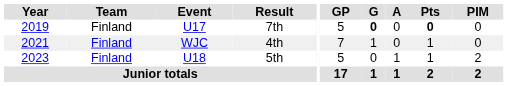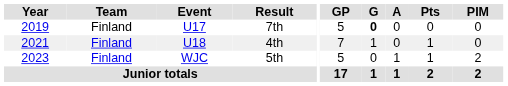(430, 27) bold -> (430, 27) normal
(194, 43) WJC -> (194, 43) U18
(194, 58) U18 -> (194, 58) WJC
